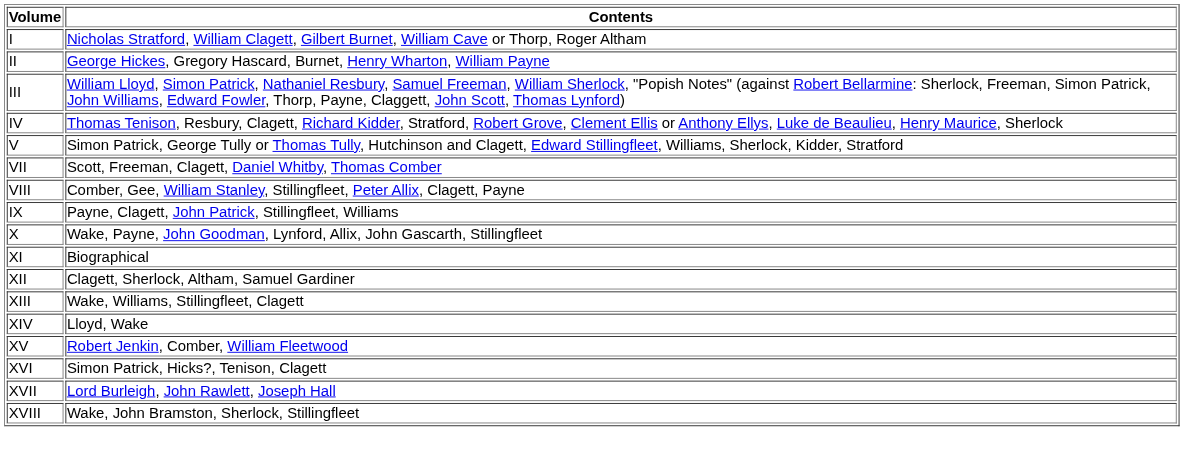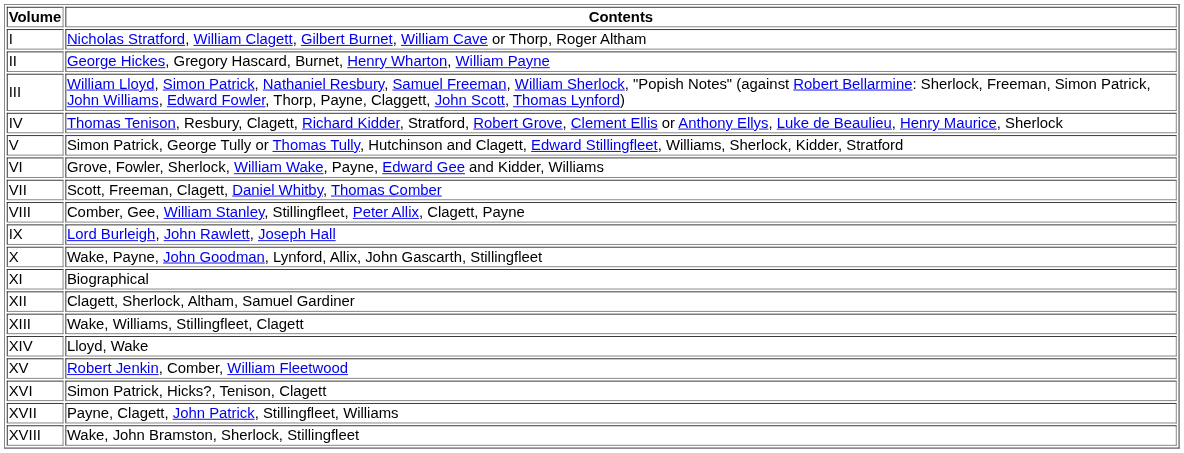+ row: (16, 167)
(233, 212) Payne, Clagett, John Patrick, Stillingfleet, Williams -> (201, 234) Lord Burleigh, John Rawlett, Joseph Hall
(201, 390) Lord Burleigh, John Rawlett, Joseph Hall -> (233, 413) Payne, Clagett, John Patrick, Stillingfleet, Williams
